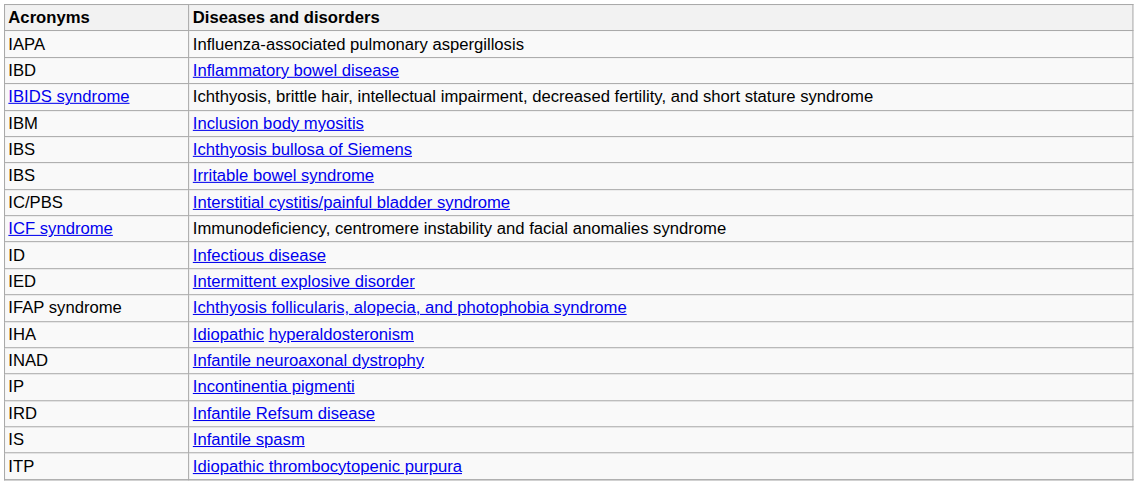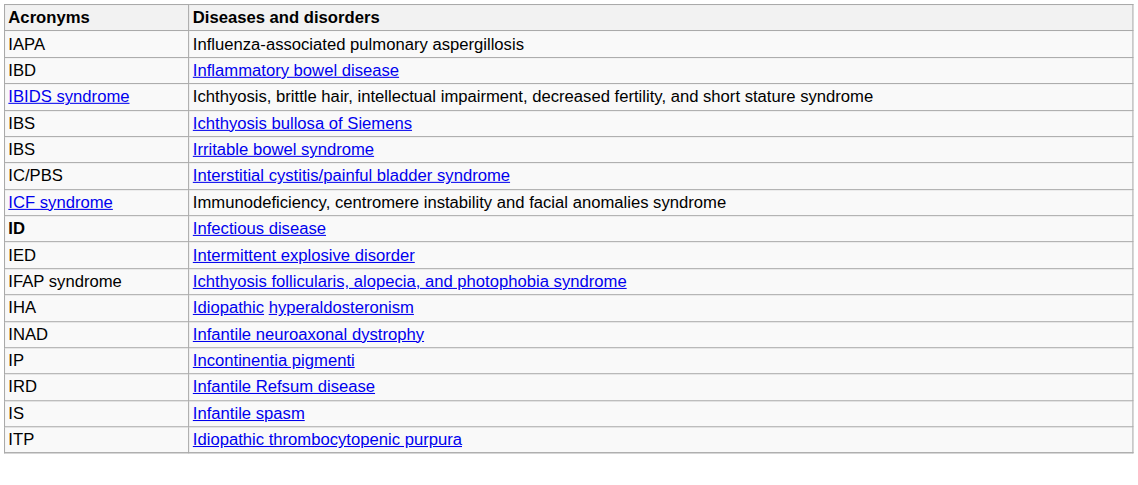- row: (278, 123)
(17, 255) normal -> (17, 228) bold
